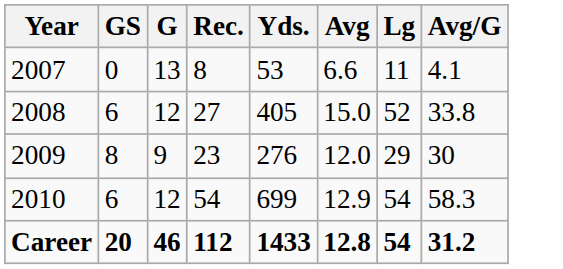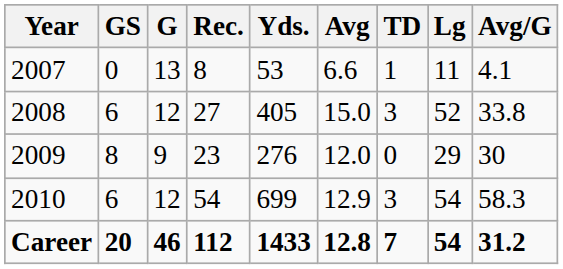+ column: (402, 26)
